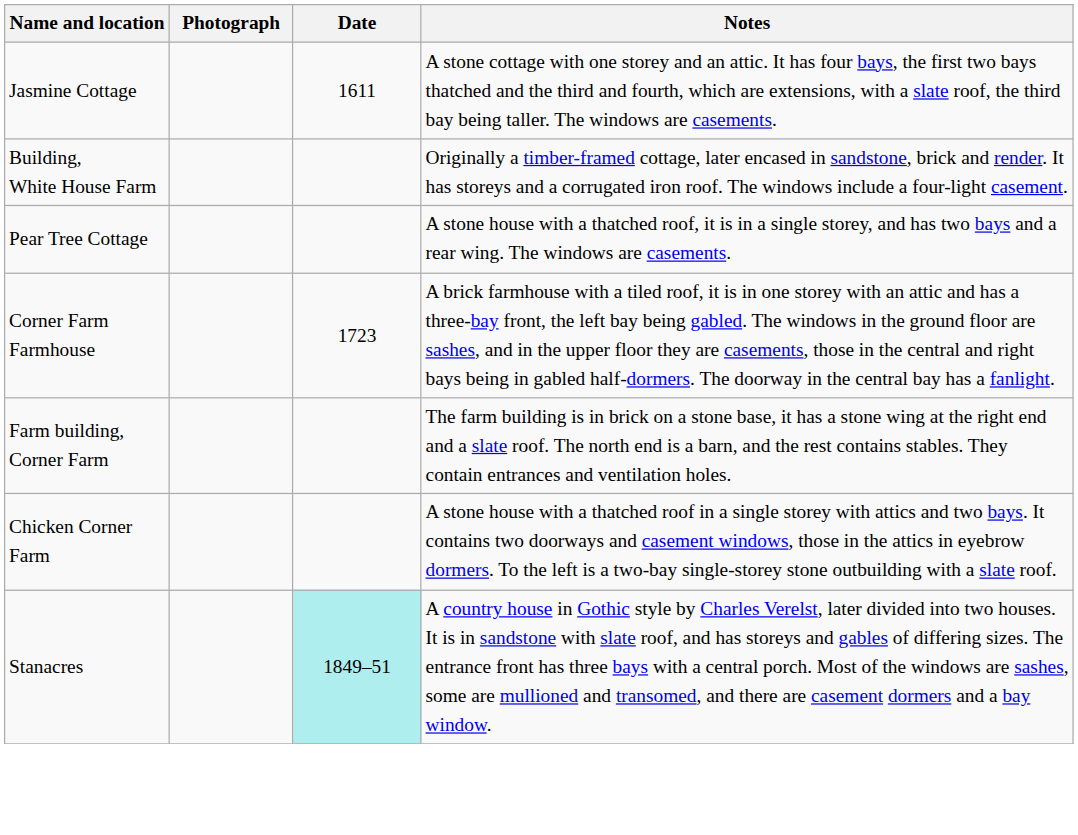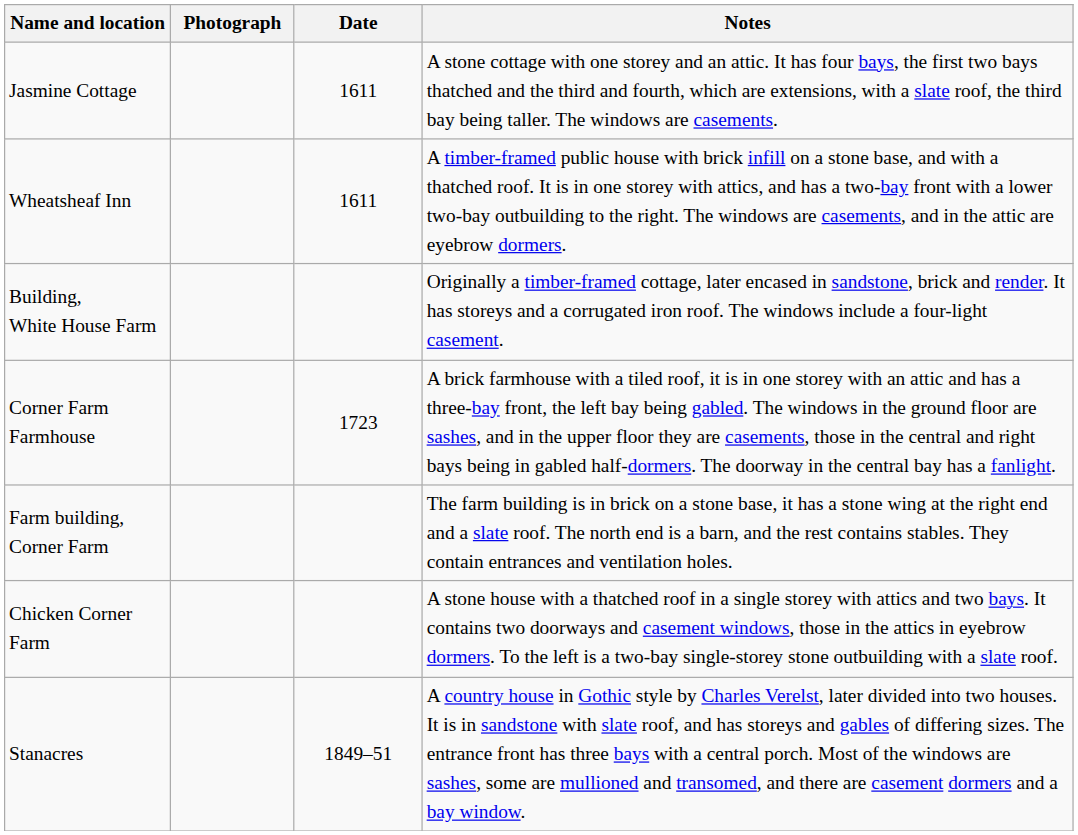+ row: (70, 201)
- row: (78, 239)
(357, 666) paleturquoise background -> (358, 753) no background
